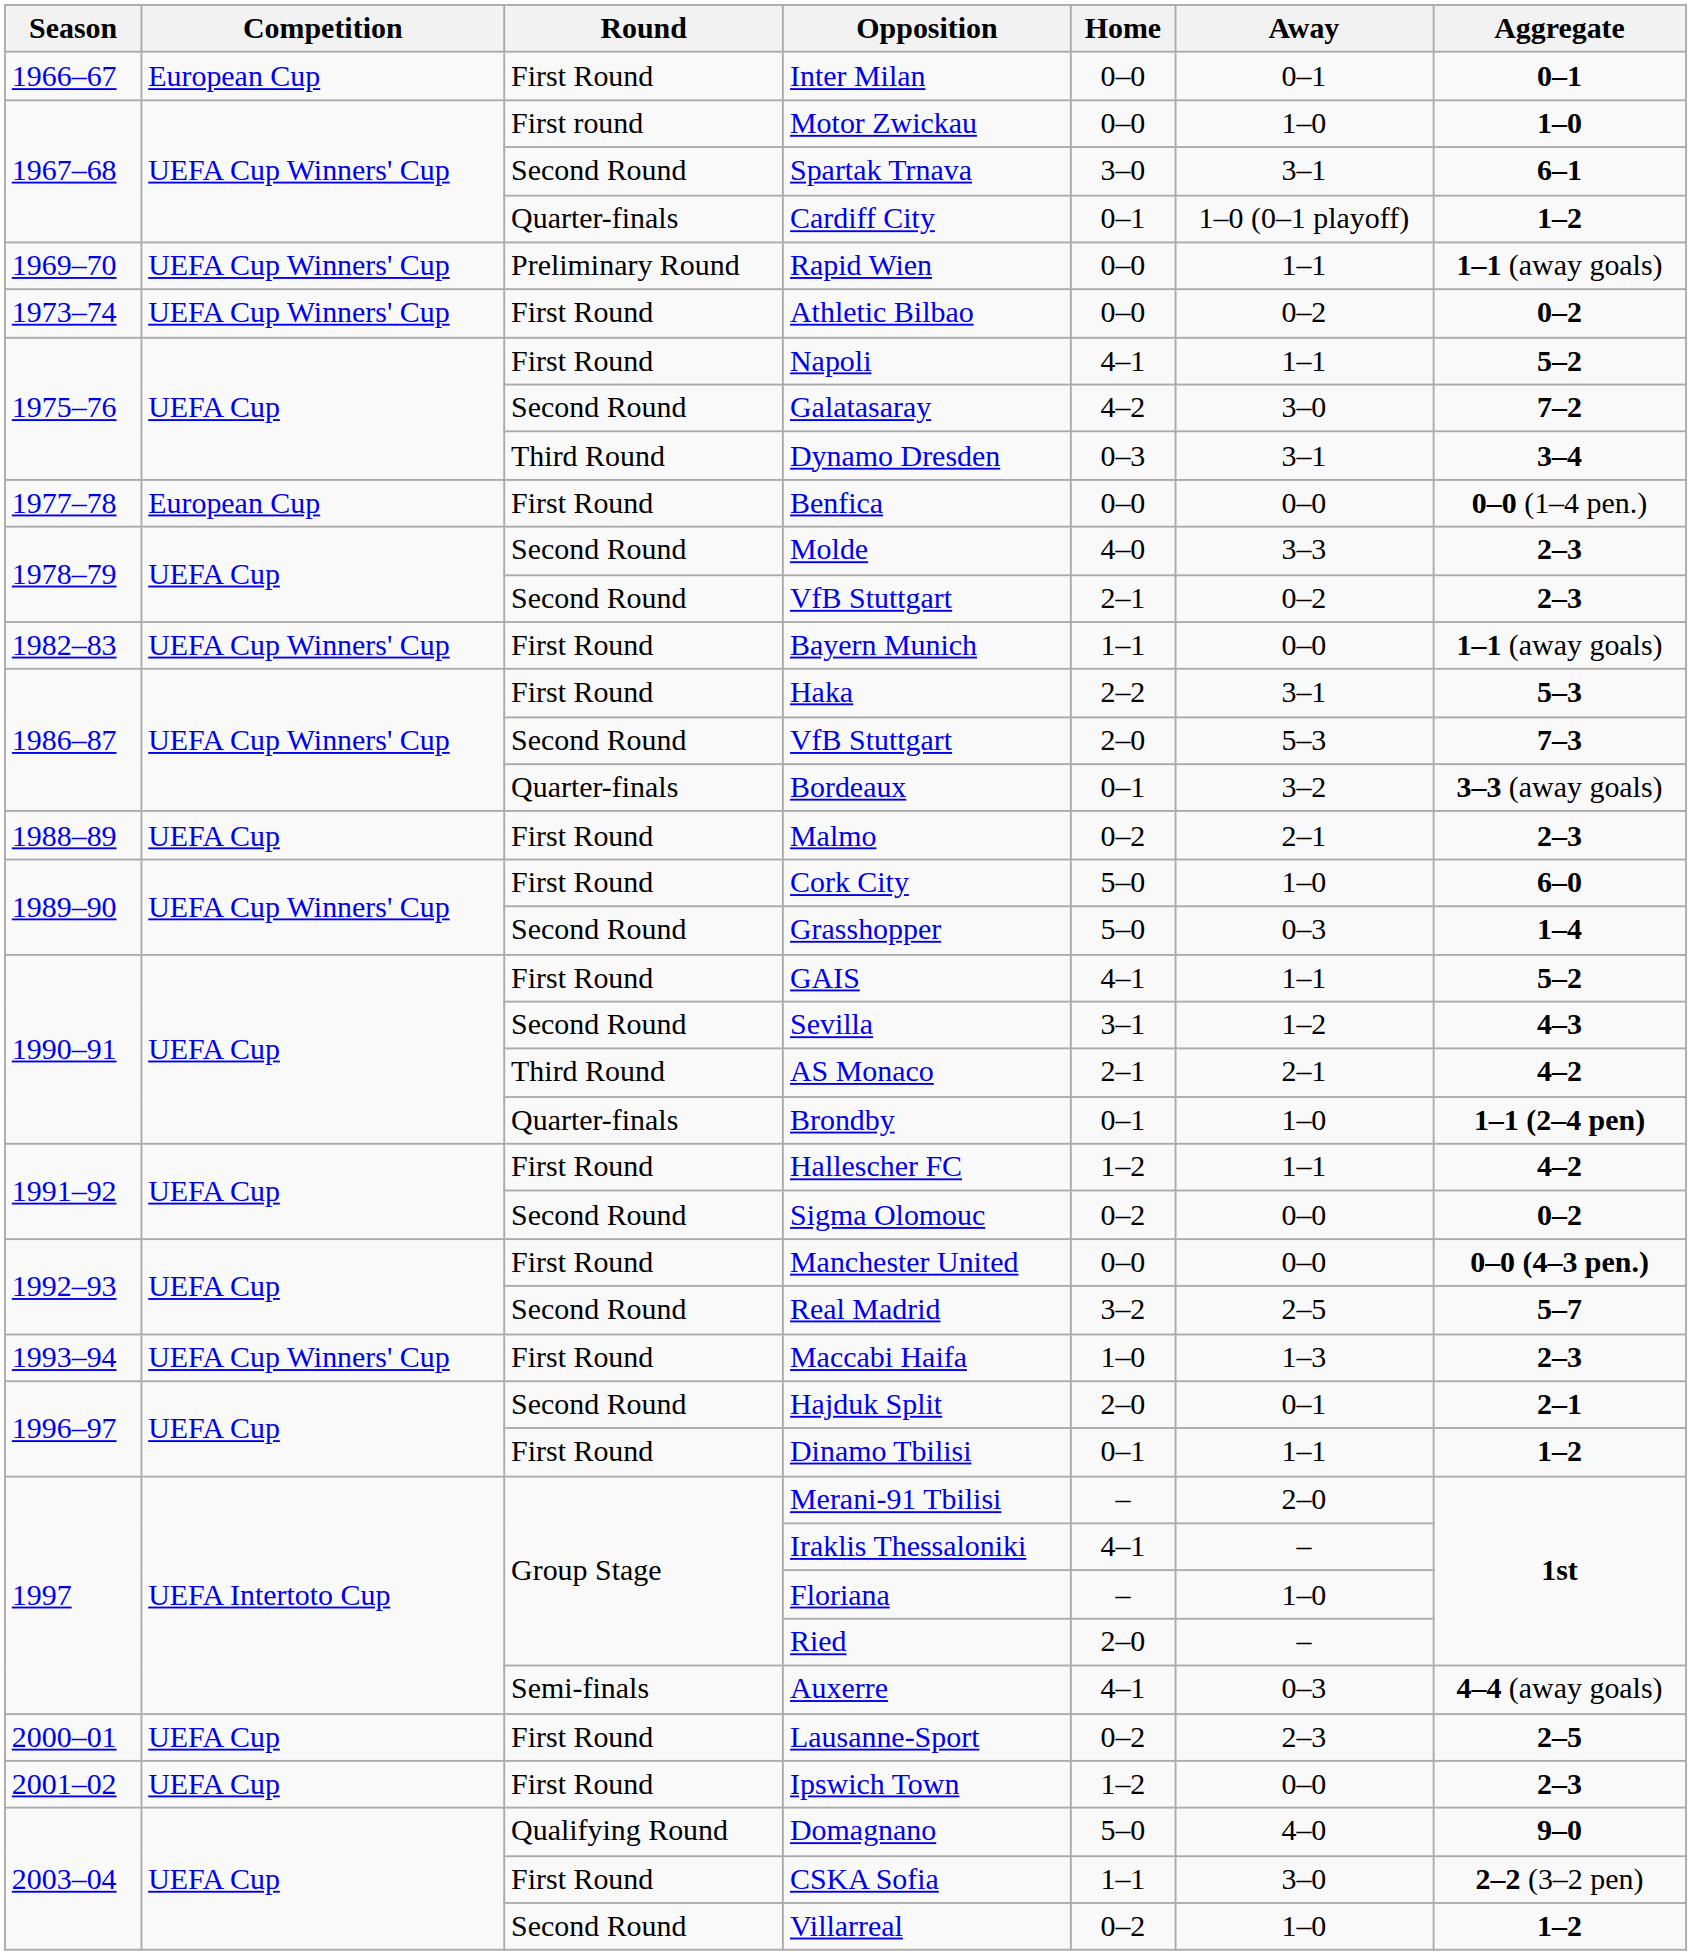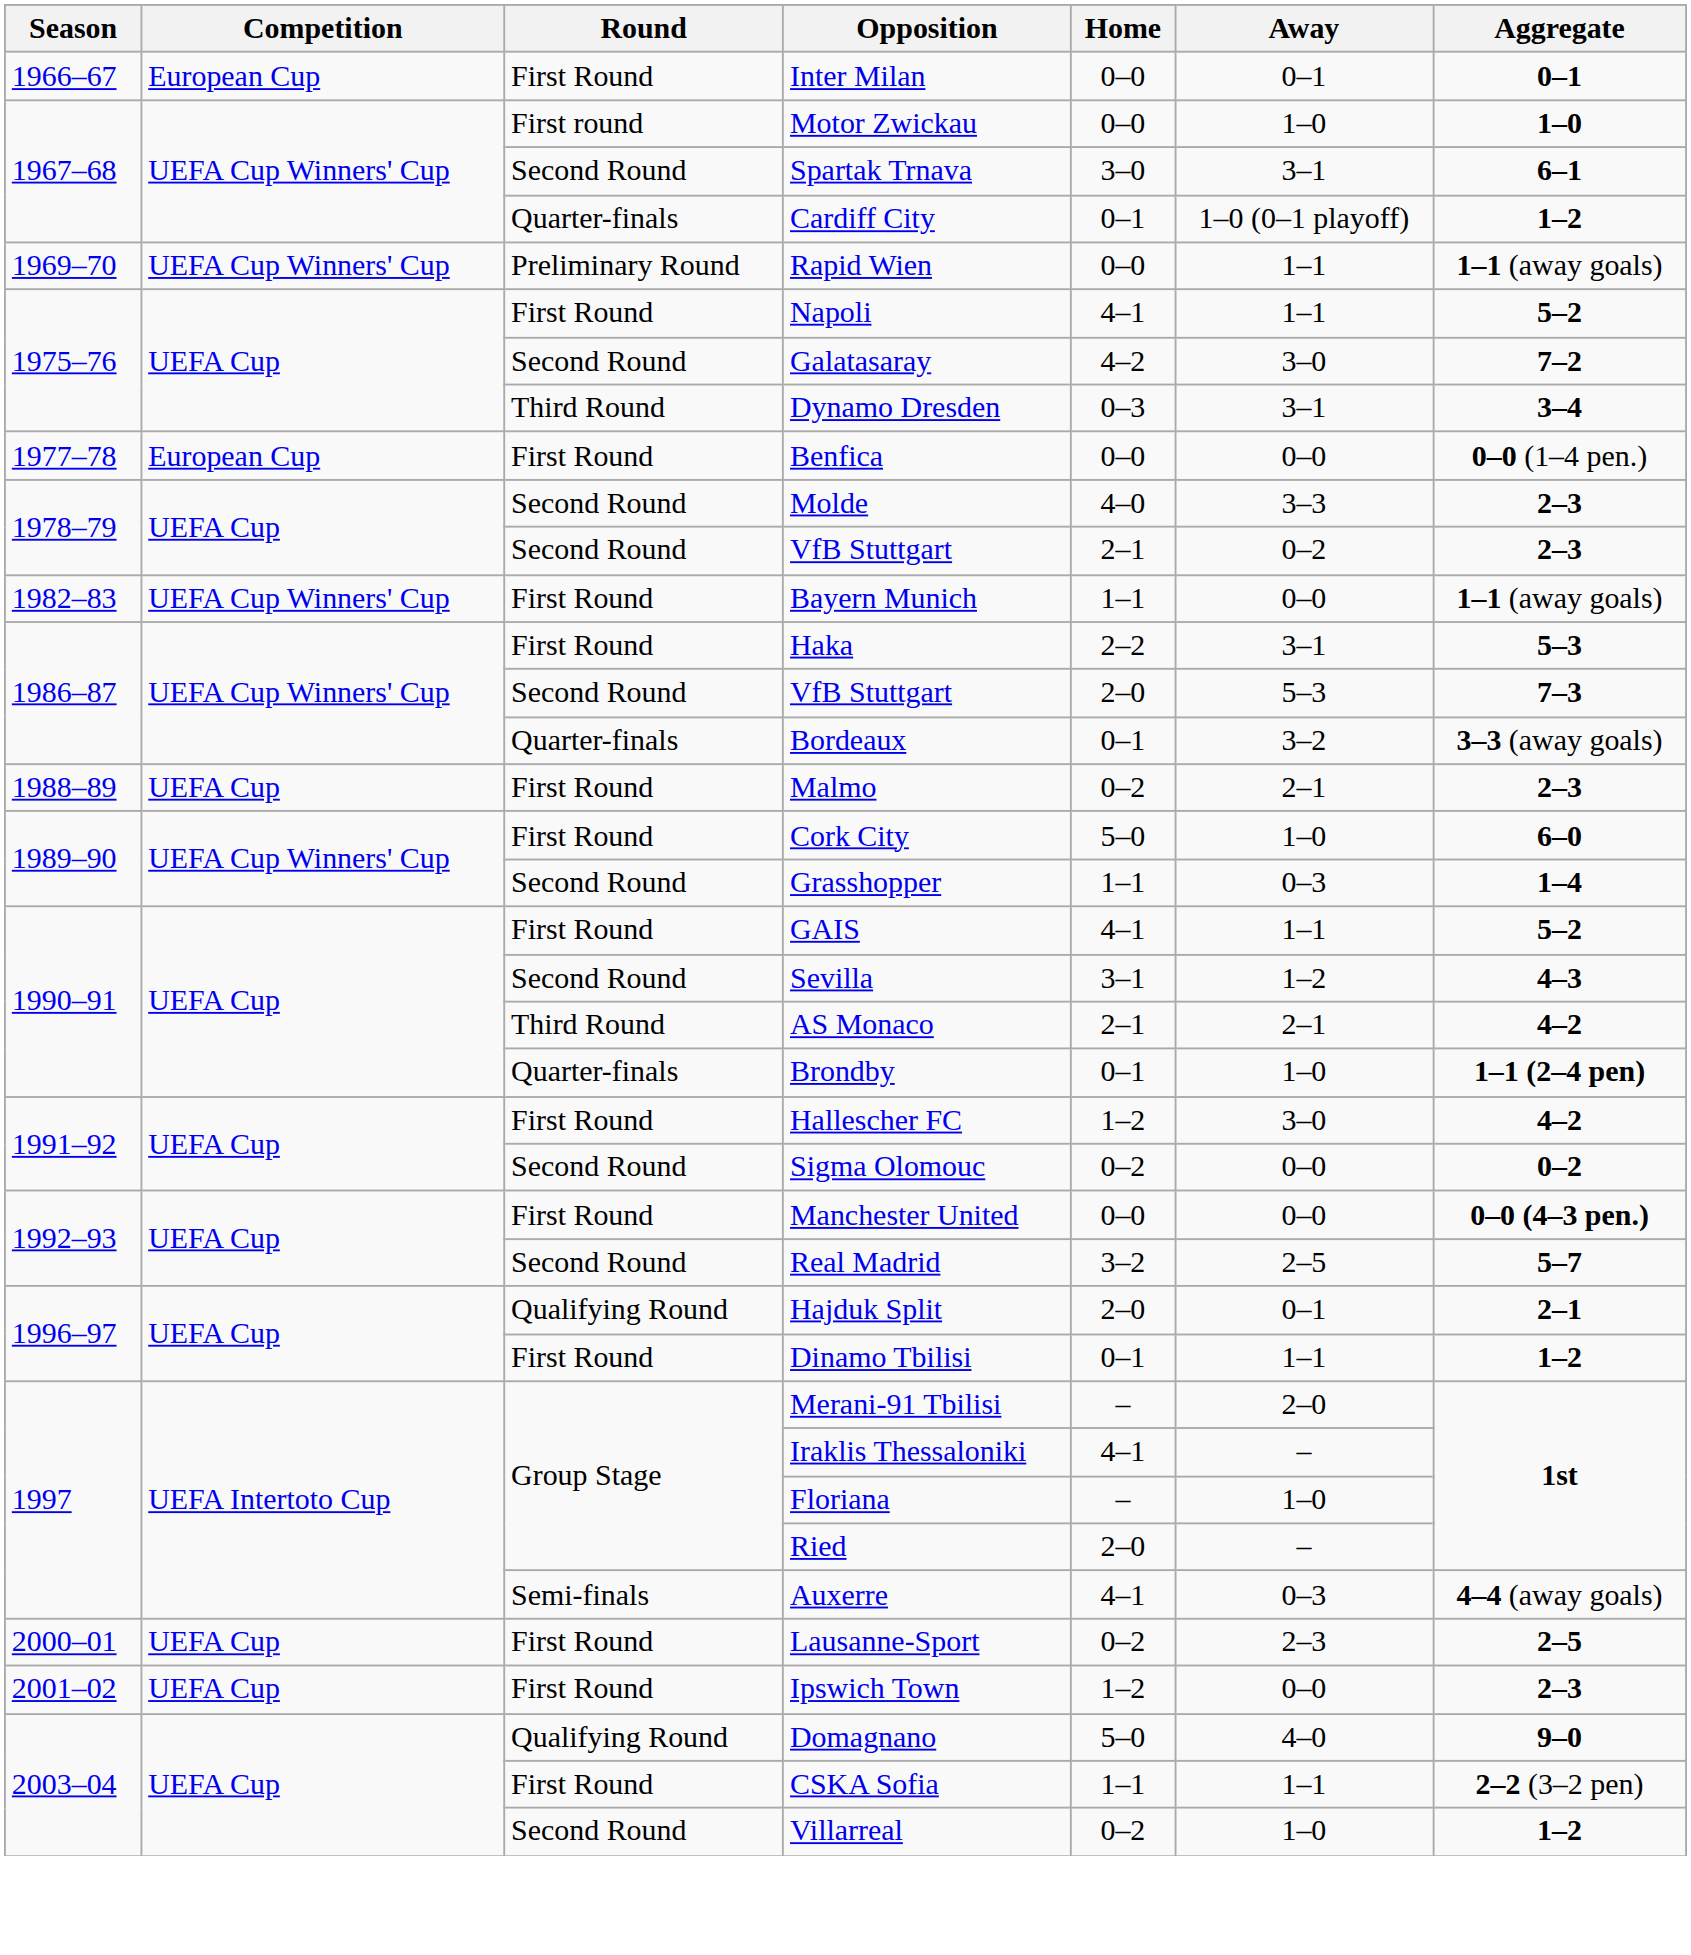- row: (64, 312)
(1123, 929) 5–0 -> (1123, 882) 1–1
(1304, 1167) 1–1 -> (1304, 1119) 3–0
- row: (64, 1356)
(599, 1404) Second Round -> (620, 1309) Qualifying Round
(1304, 1878) 3–0 -> (1304, 1783) 1–1
